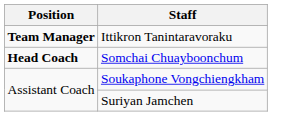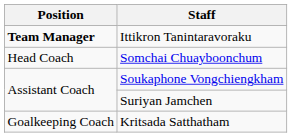(43, 57) bold -> (41, 57) normal
+ row: (175, 121)
